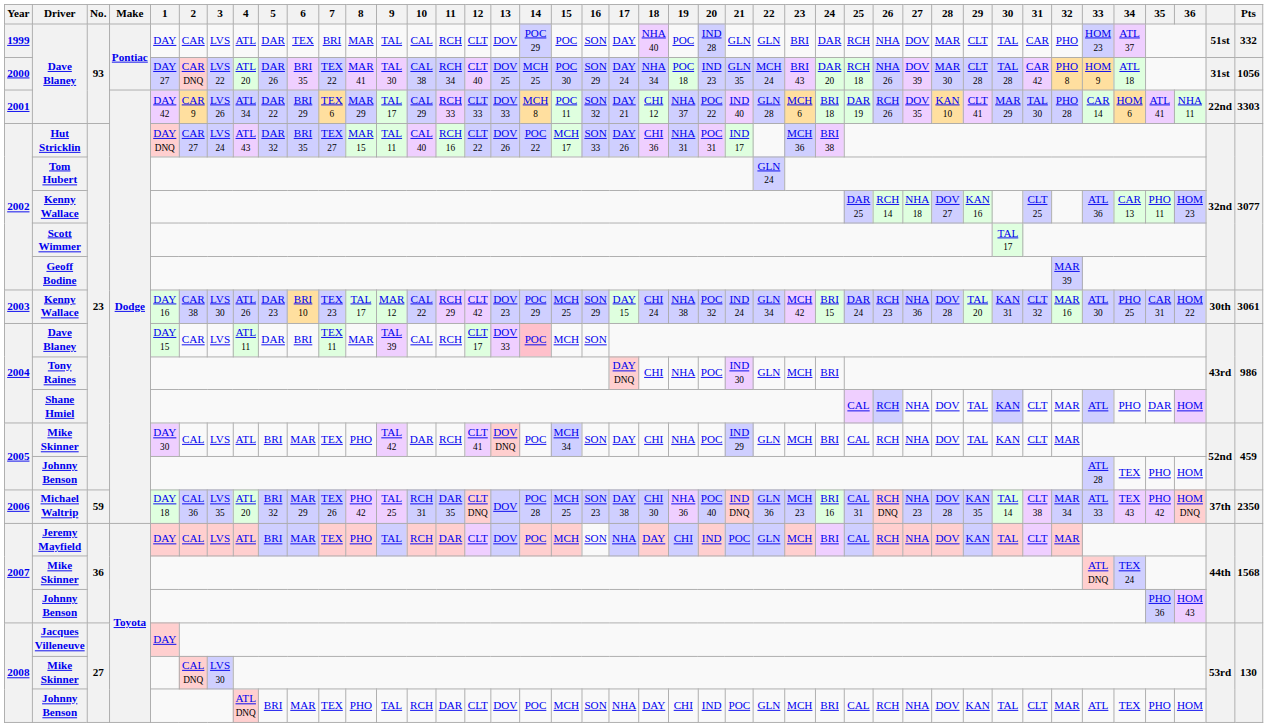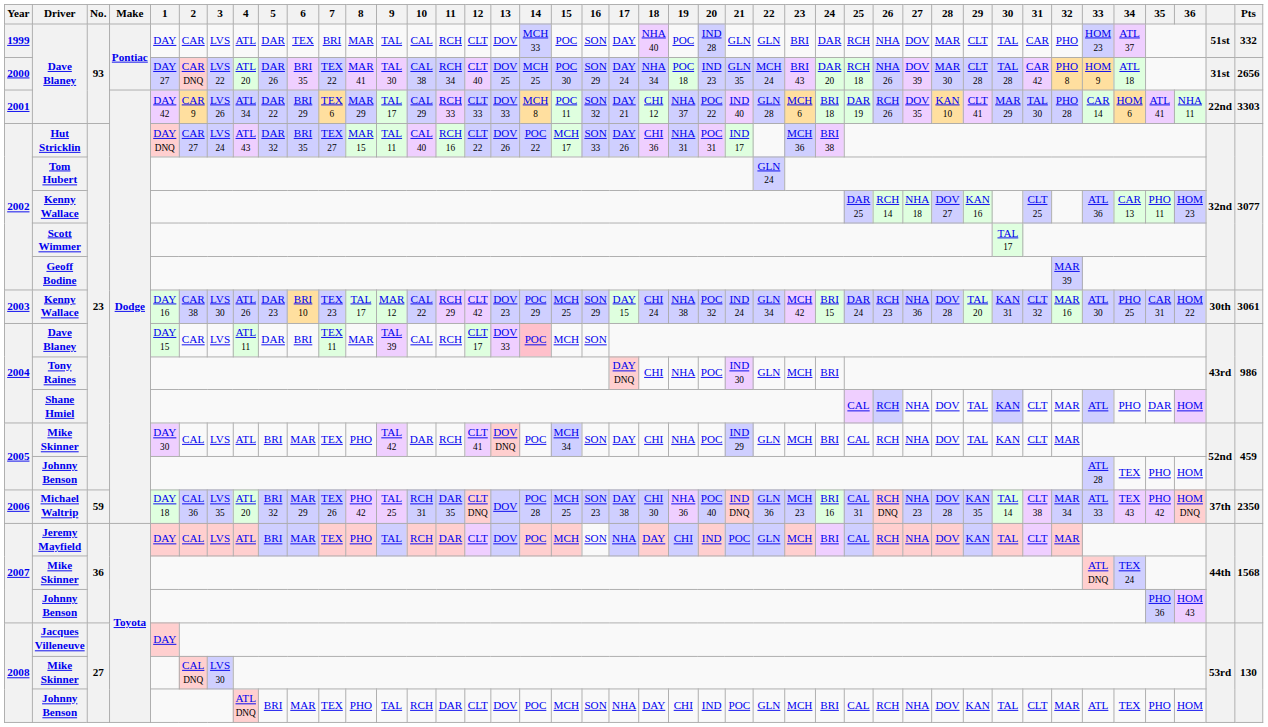(535, 39) POC 29 -> (535, 39) MCH 33
(1248, 73) 1056 -> (1248, 73) 2656
